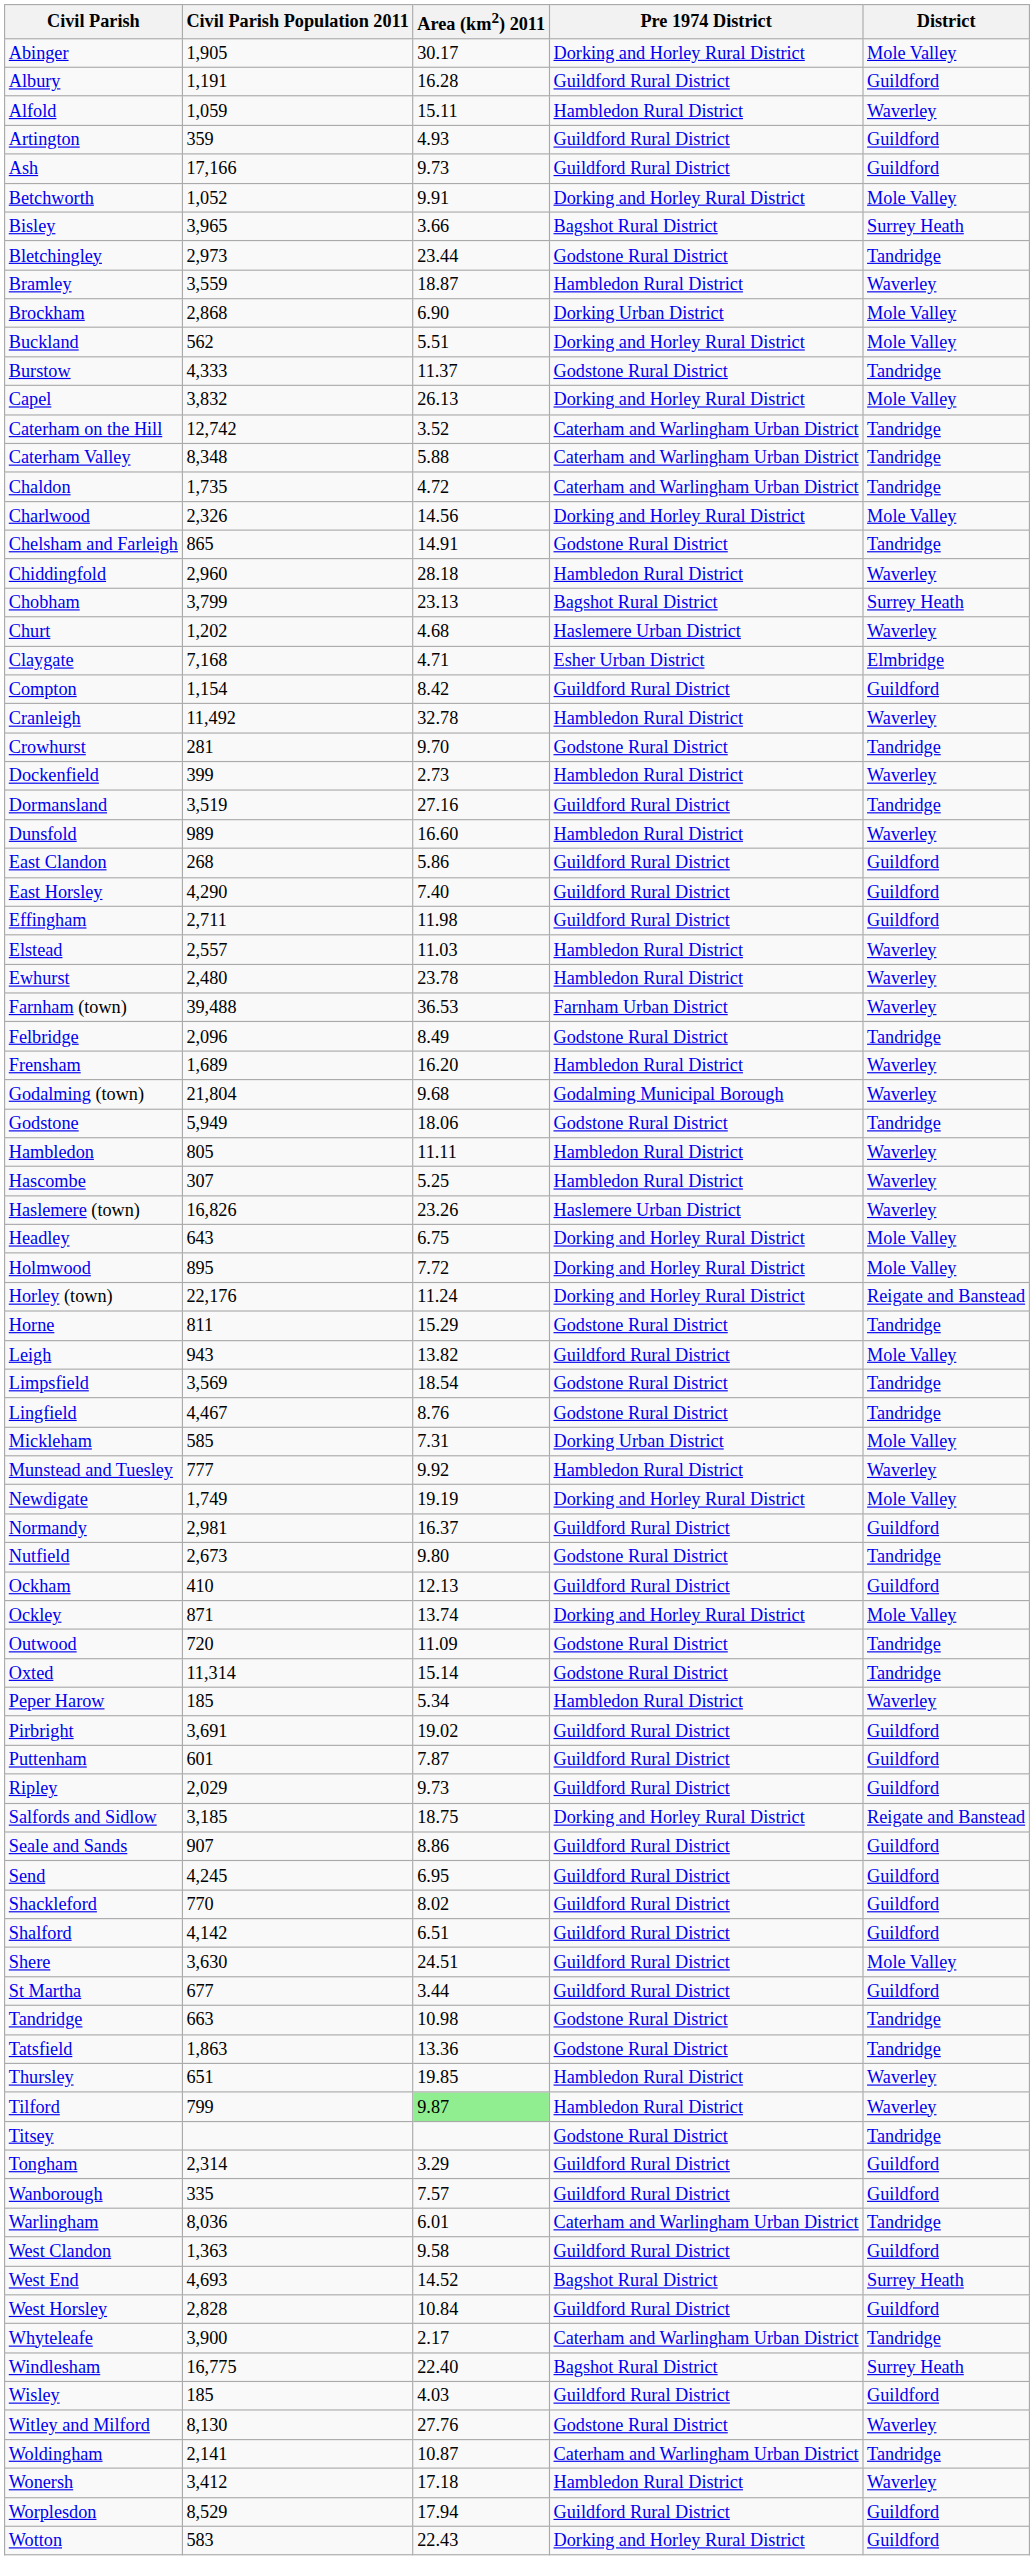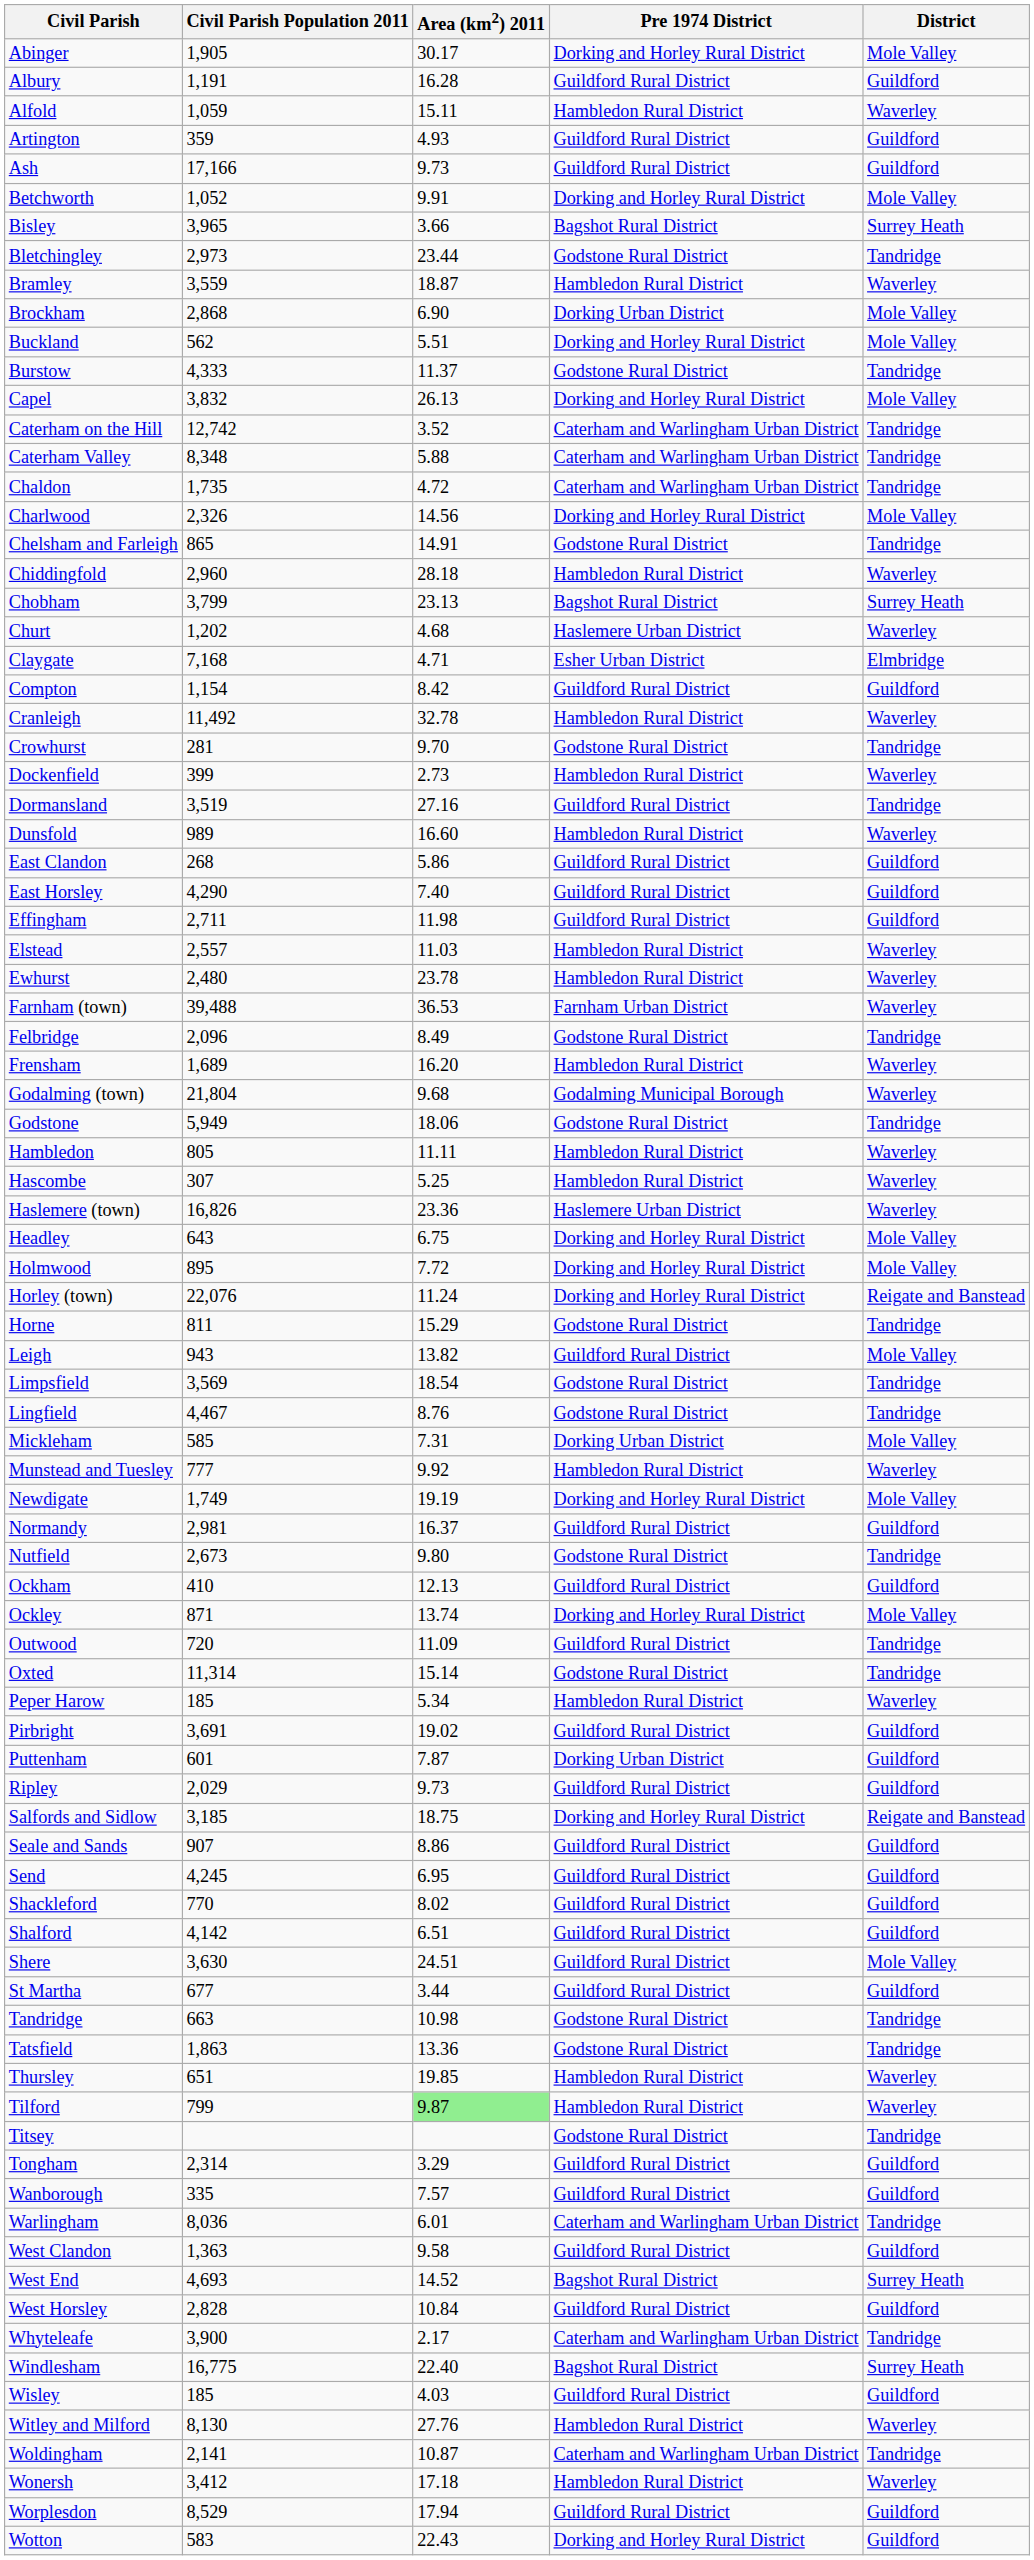(438, 1209) 23.26 -> (438, 1209) 23.36
(211, 1296) 22,176 -> (211, 1296) 22,076
(641, 1643) Godstone Rural District -> (642, 1643) Guildford Rural District
(642, 1759) Guildford Rural District -> (639, 1759) Dorking Urban District
(641, 2424) Godstone Rural District -> (648, 2424) Hambledon Rural District
